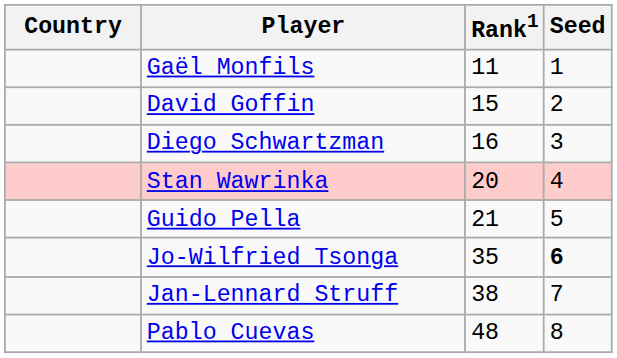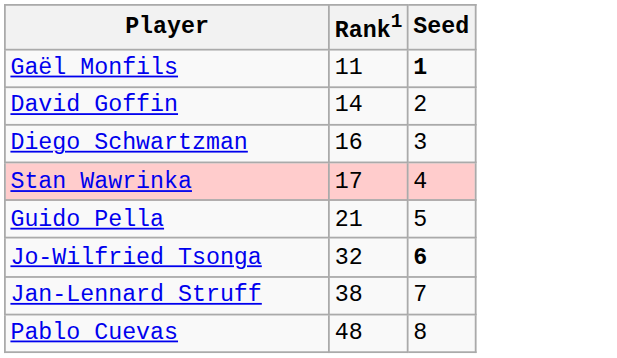- column: (73, 27)
(557, 68) normal -> (420, 68) bold
(485, 106) 15 -> (349, 106) 14
(485, 182) 20 -> (349, 182) 17
(485, 257) 35 -> (349, 257) 32
